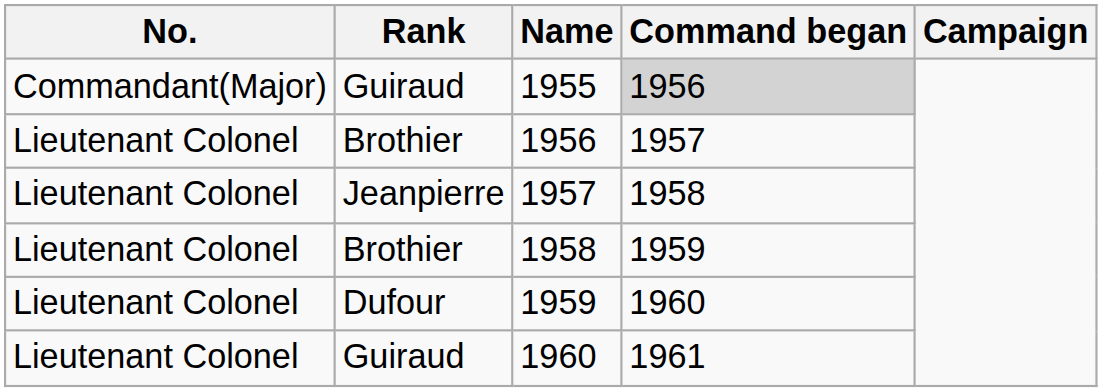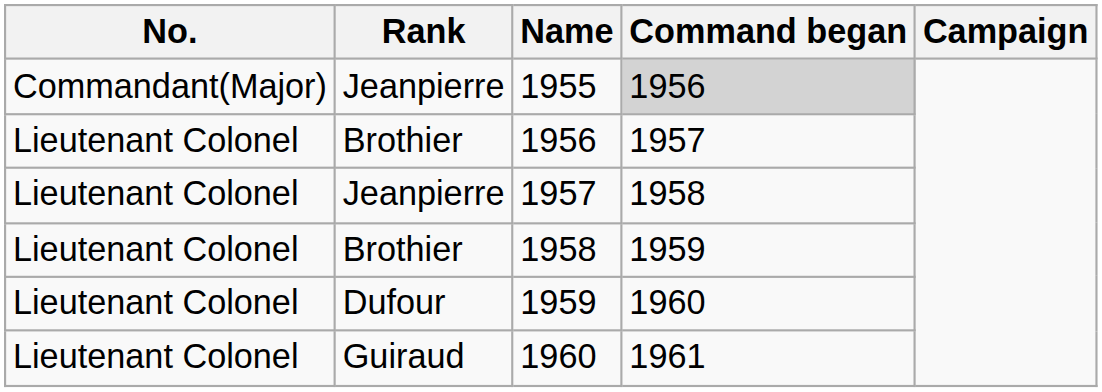(404, 85) Guiraud -> (424, 85) Jeanpierre
